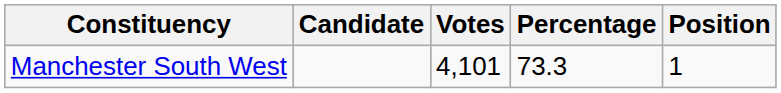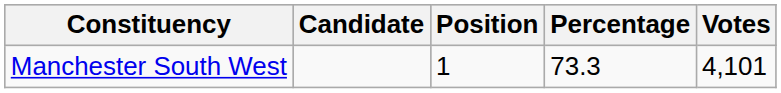columns swapped: (470, 25) <-> (720, 25)
